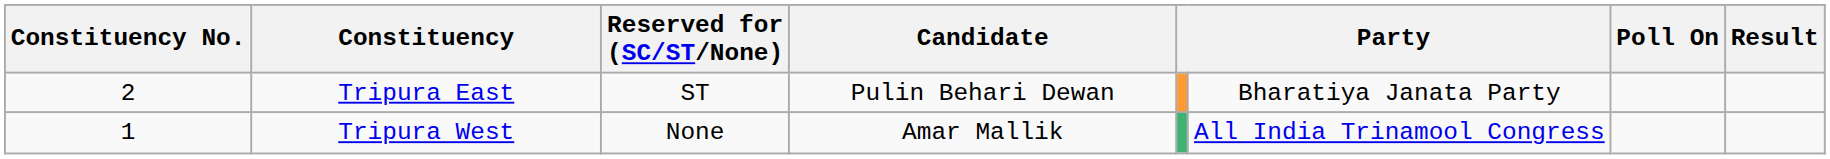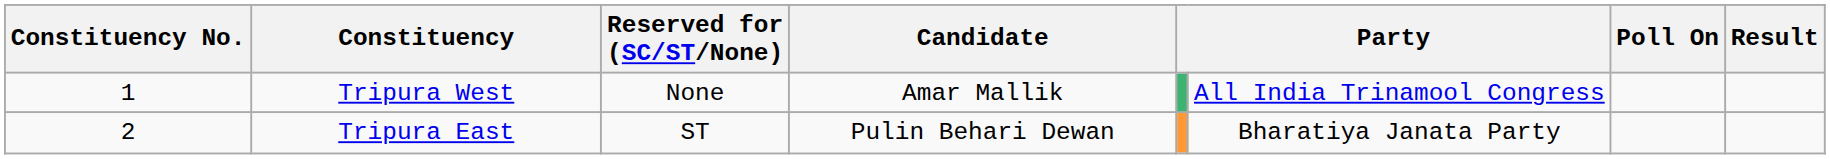rows swapped: (426, 133) <-> (426, 93)
